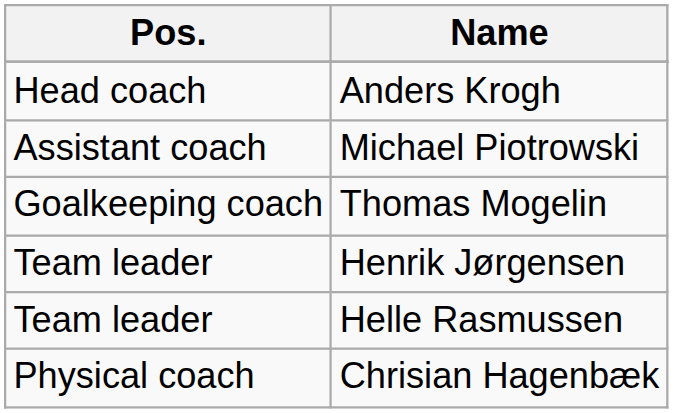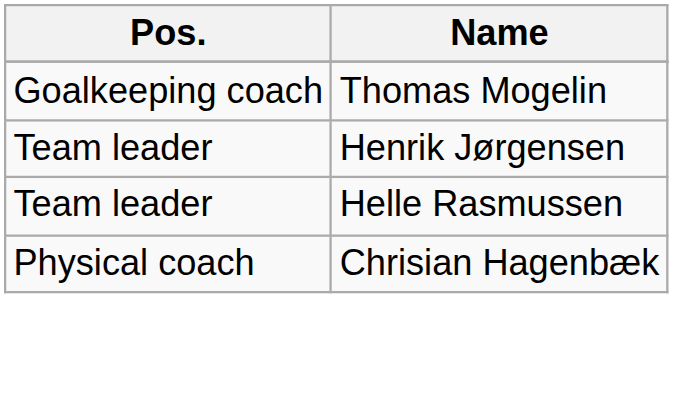- row: (450, 90)
- row: (489, 147)
